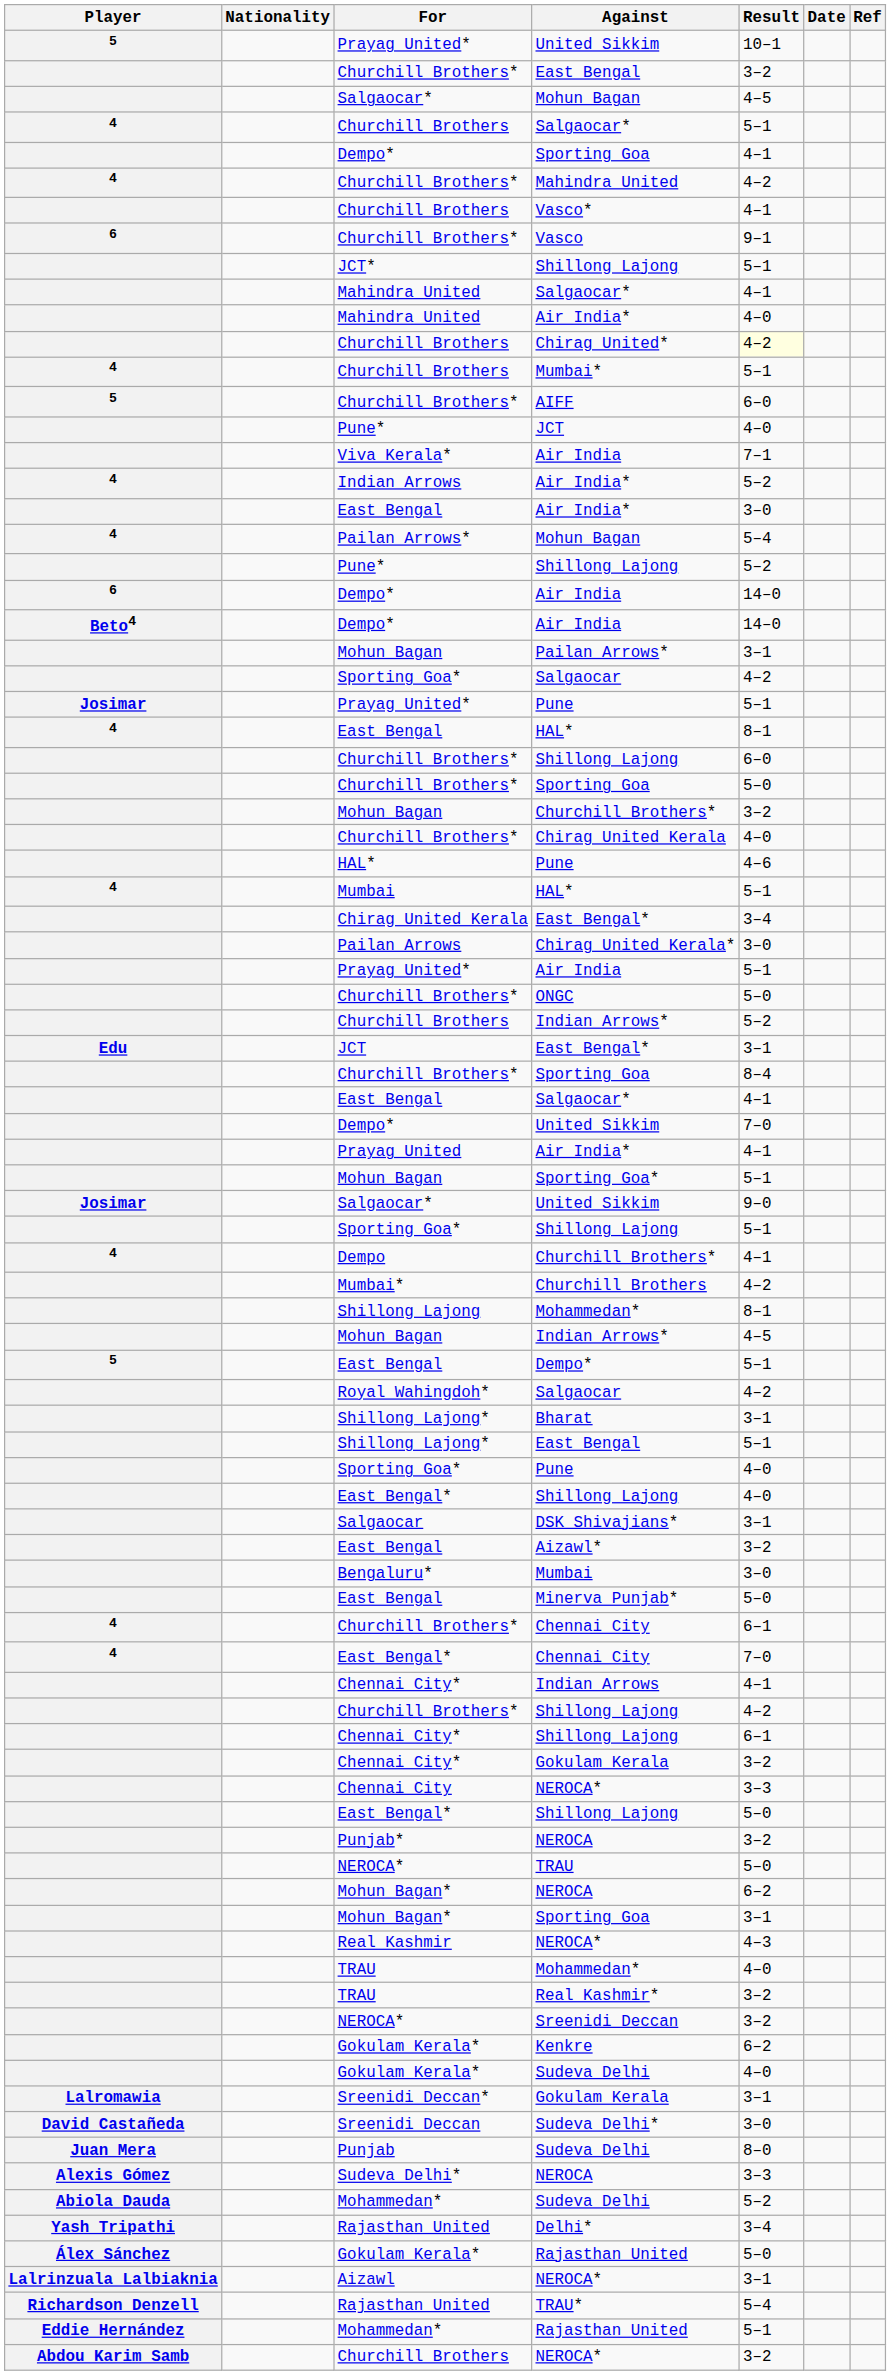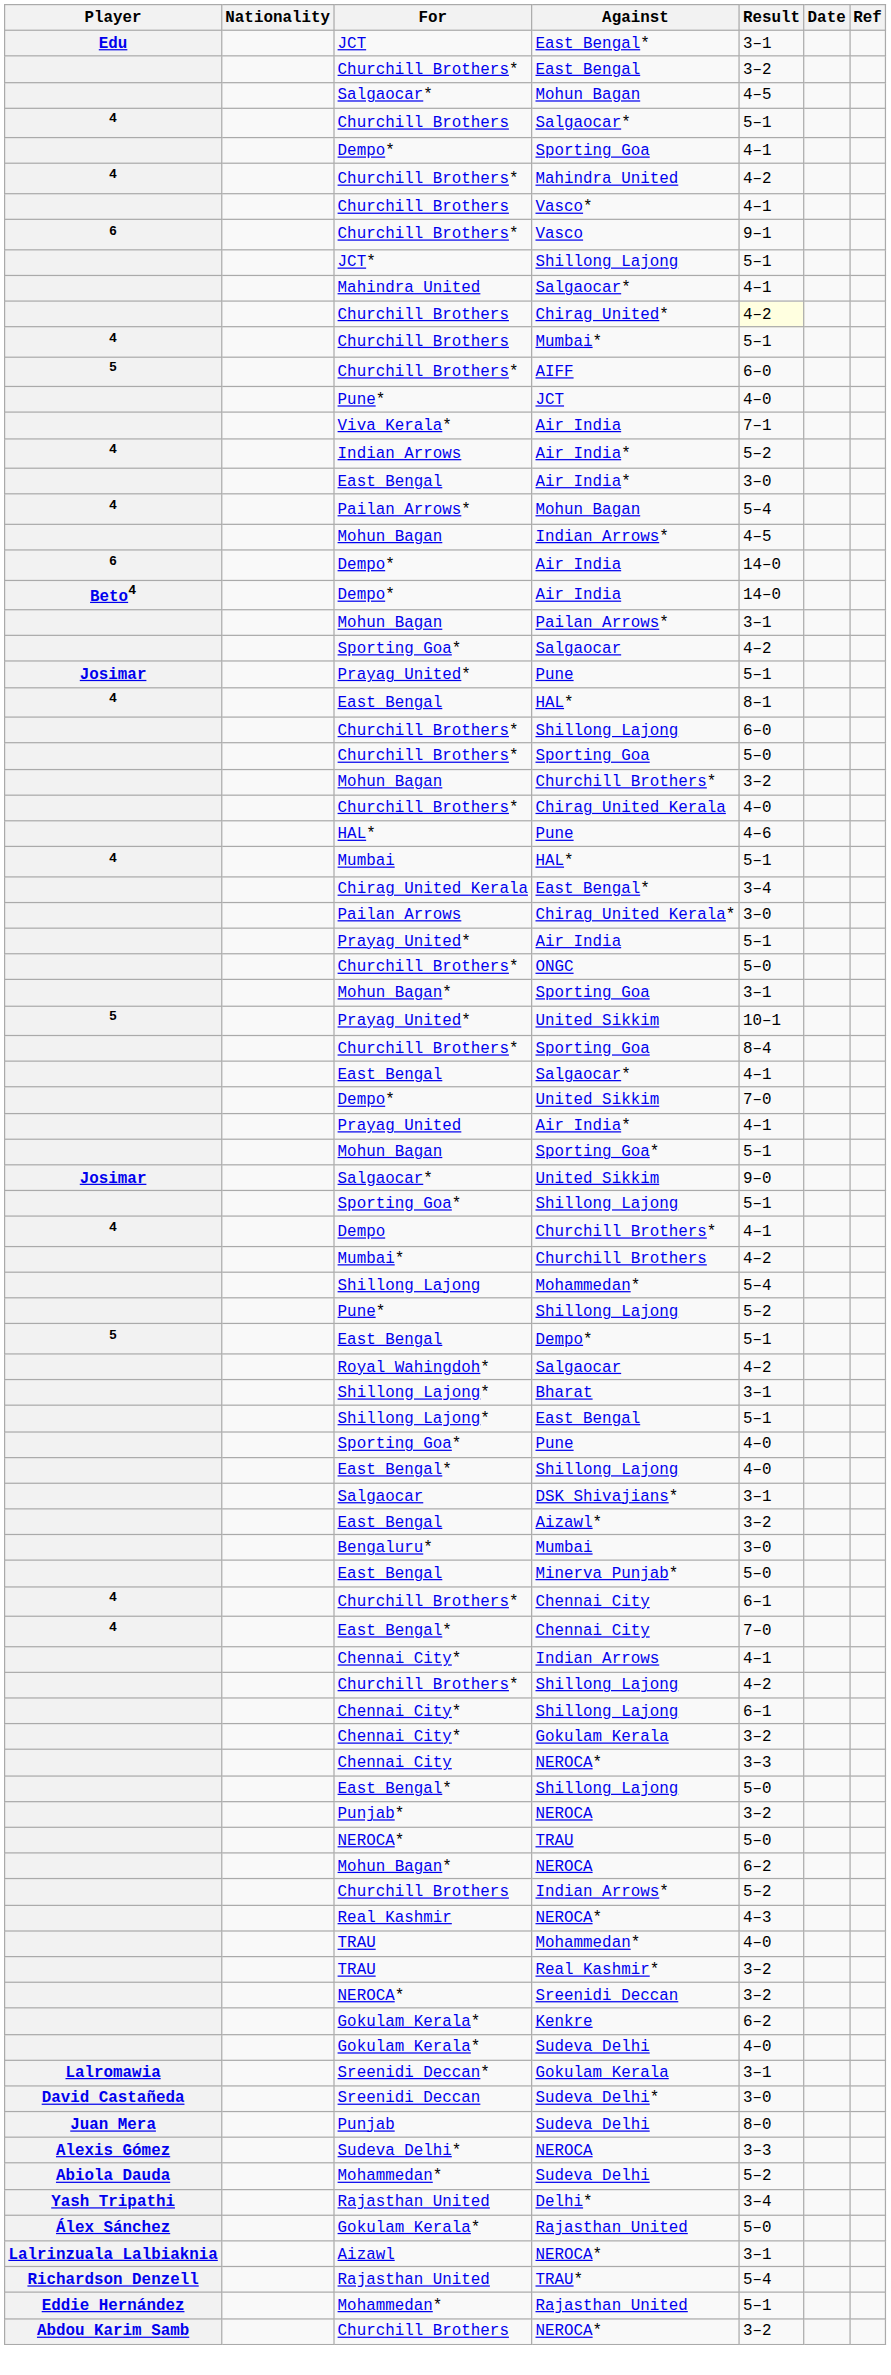rows swapped: (352, 1049) <-> (404, 45)
- row: (409, 318)
rows swapped: (390, 1337) <-> (361, 567)
rows swapped: (395, 1918) <-> (423, 1023)
(757, 1311) 8–1 -> (757, 1285) 5–4
